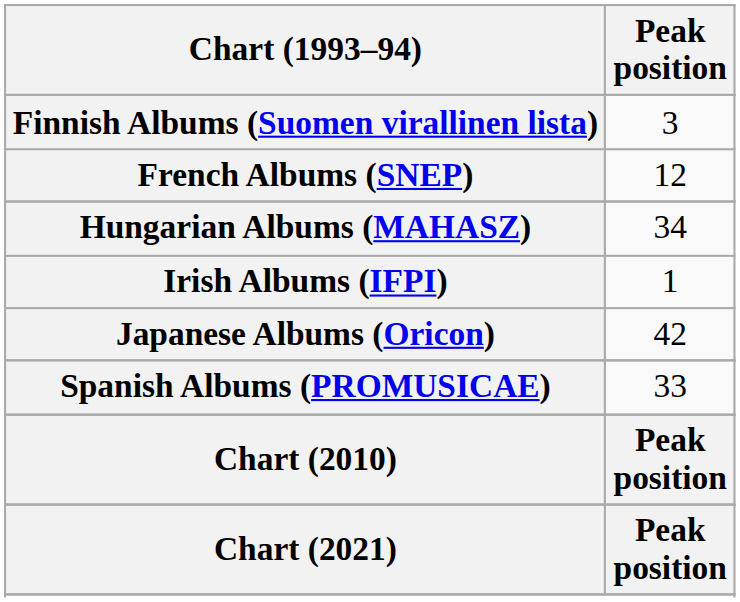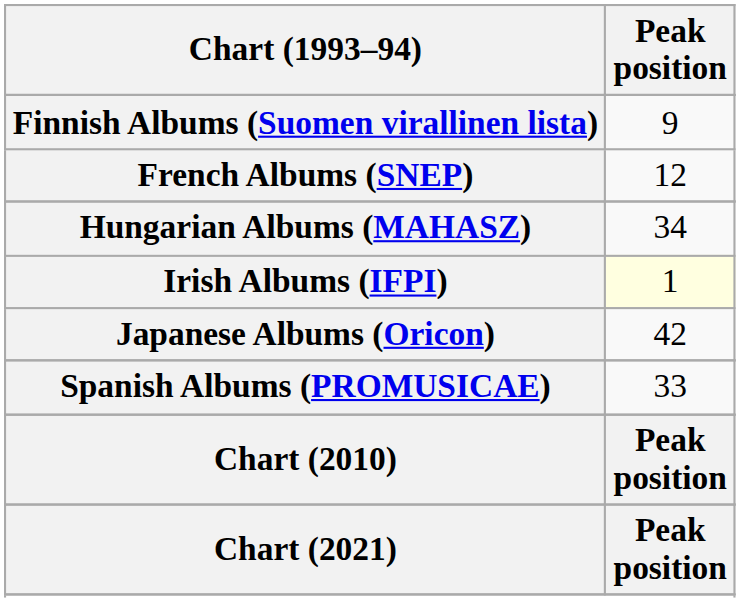(670, 121) 3 -> (670, 121) 9
(670, 280) no background -> (670, 280) lightyellow background
